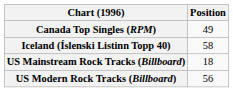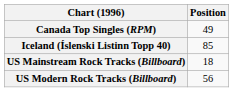(208, 45) 58 -> (208, 45) 85
